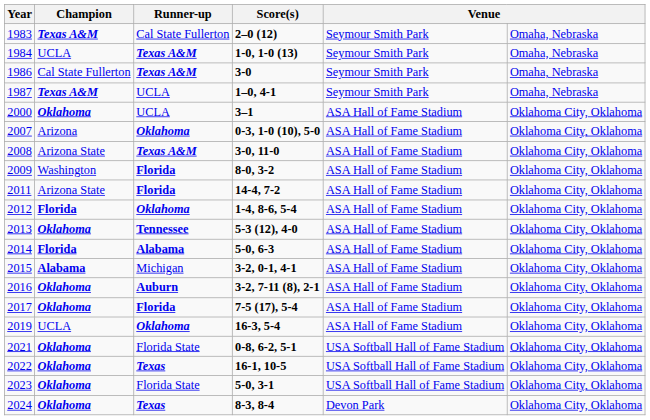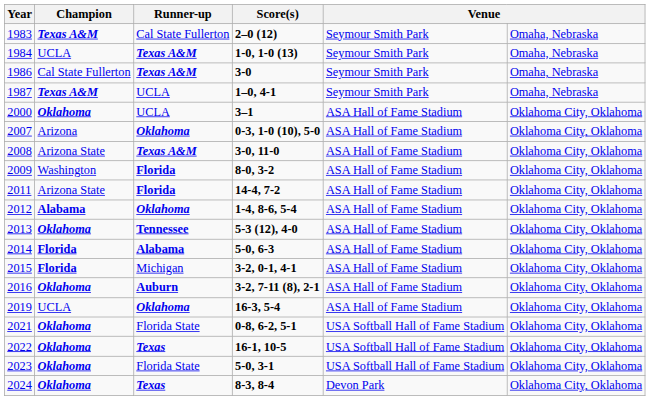(57, 209) Florida -> (62, 209) Alabama
(62, 268) Alabama -> (57, 268) Florida
- row: (20, 307)
